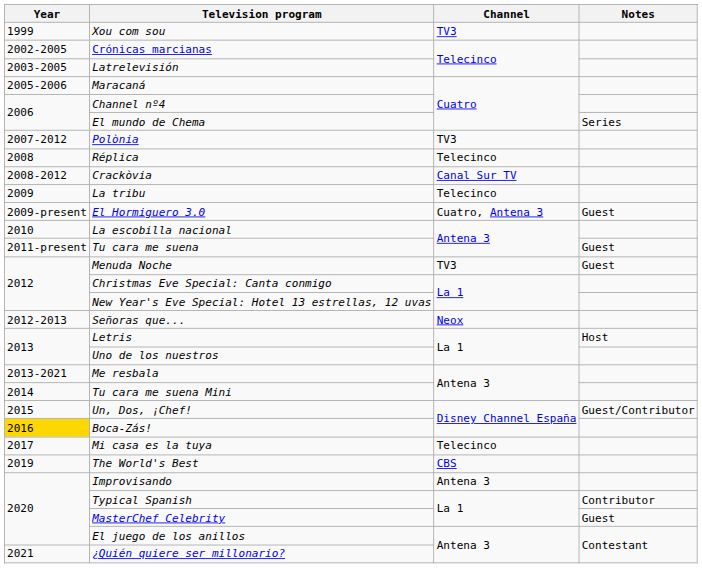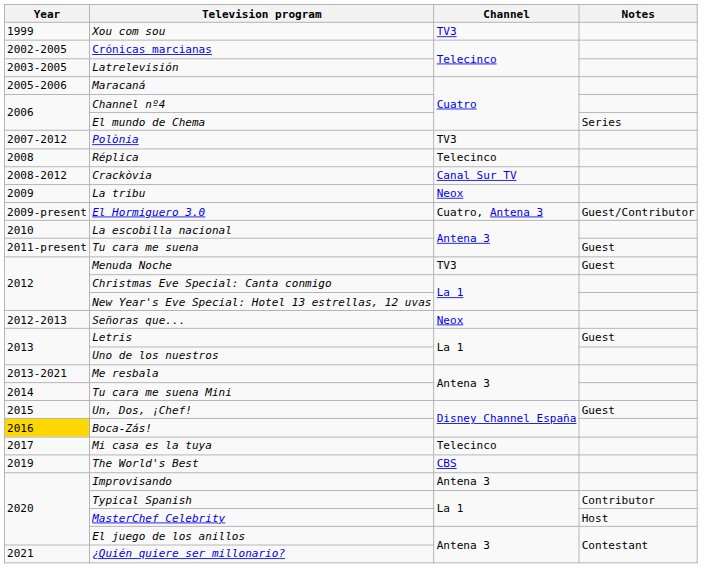(467, 194) Telecinco -> (450, 194) Neox
(598, 212) Guest -> (638, 212) Guest/Contributor
(595, 338) Host -> (598, 338) Guest
(638, 410) Guest/Contributor -> (598, 410) Guest
(598, 518) Guest -> (595, 518) Host
